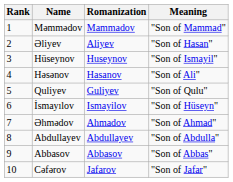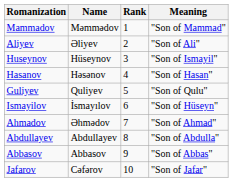columns swapped: (18, 12) <-> (117, 12)
(182, 43) "Son of Hasan" -> (175, 43) "Son of Ali"
(175, 75) "Son of Ali" -> (182, 75) "Son of Hasan"
